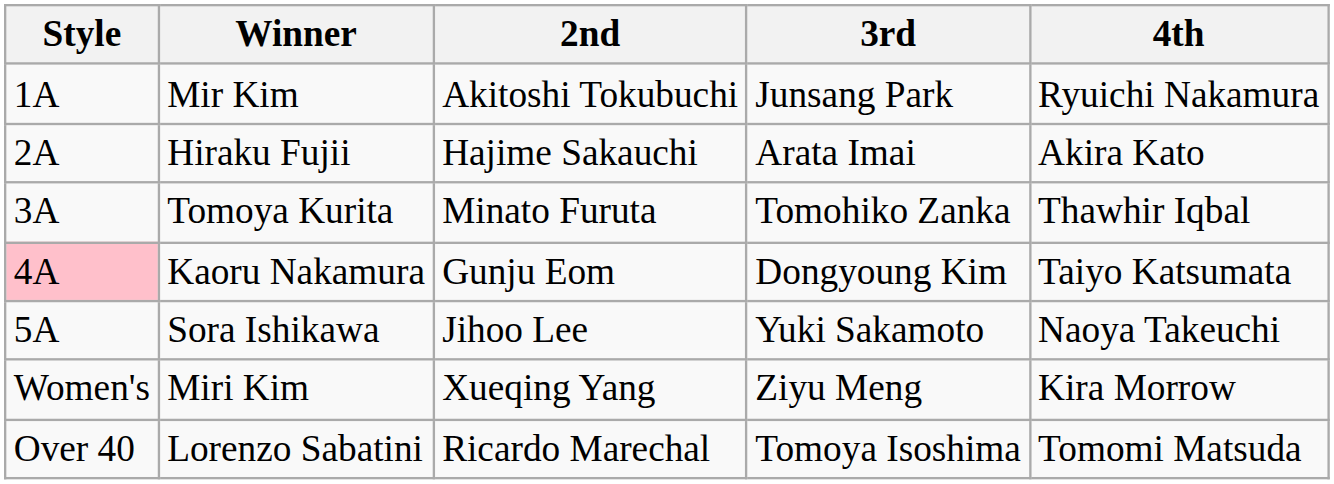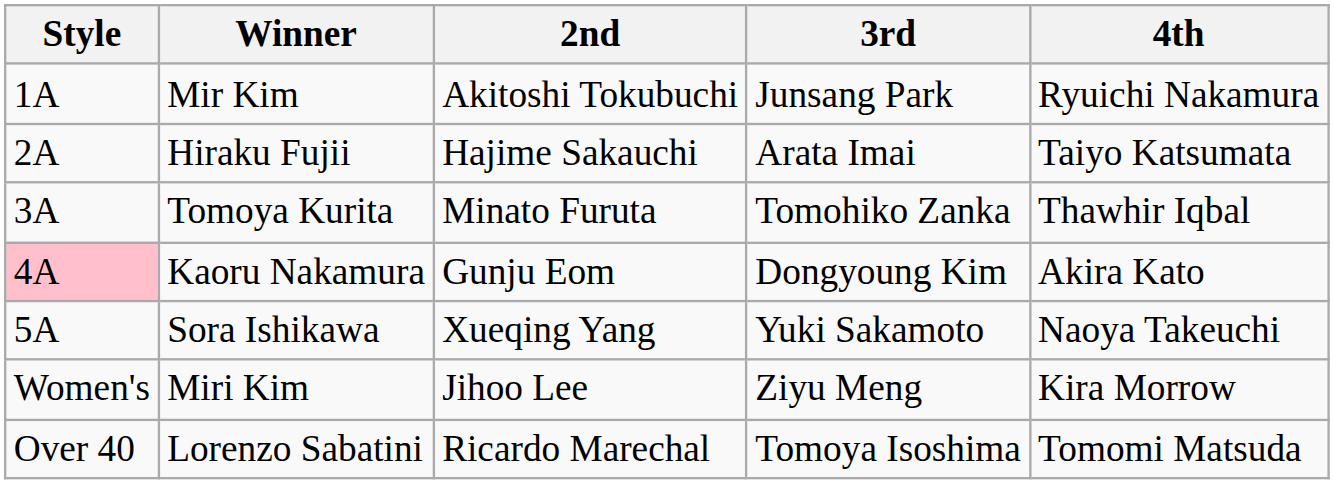(1121, 152) Akira Kato -> (1165, 152) Taiyo Katsumata
(1165, 270) Taiyo Katsumata -> (1121, 270) Akira Kato
(515, 329) Jihoo Lee -> (549, 329) Xueqing Yang
(549, 388) Xueqing Yang -> (515, 388) Jihoo Lee
